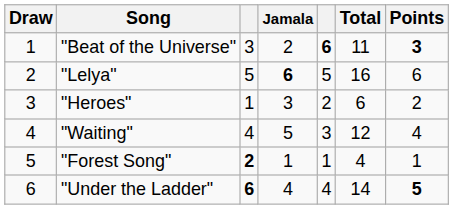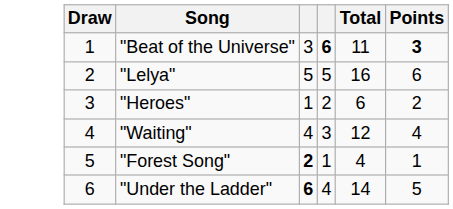- column: (288, 20)
(417, 189) bold -> (417, 189) normal
